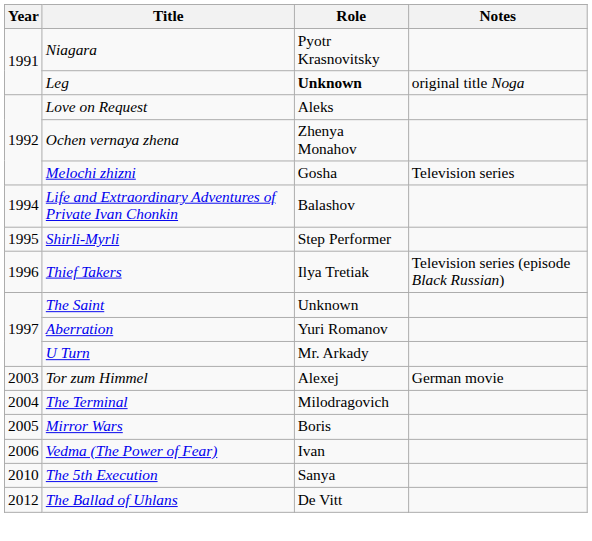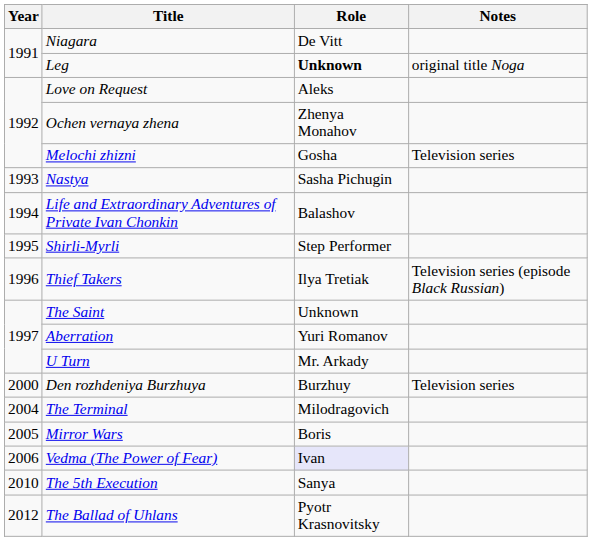(339, 49) Pyotr Krasnovitsky -> (320, 41) De Vitt
+ row: (67, 180)
+ row: (126, 385)
- row: (97, 378)
(311, 451) no background -> (311, 458) lavender background
(320, 499) De Vitt -> (339, 515) Pyotr Krasnovitsky
